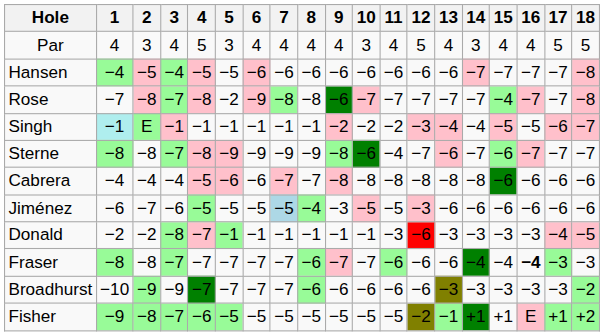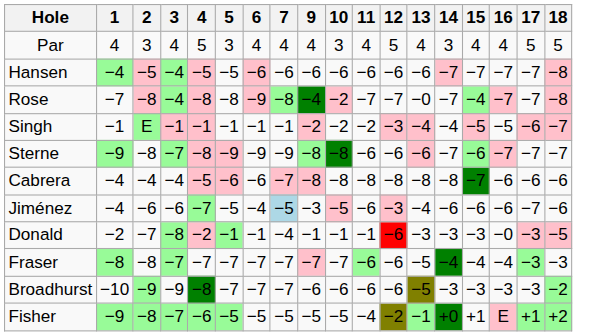- column: (311, 18)
(174, 99) −7 -> (174, 99) −4
(229, 99) −2 -> (229, 99) −8
(339, 99) −6 -> (311, 99) −4
(366, 99) −7 -> (339, 99) −2
(448, 99) −7 -> (421, 99) −0
(115, 126) paleturquoise background -> (115, 126) no background
(202, 126) no background -> (202, 126) pink background
(115, 153) −8 -> (115, 153) −9
(366, 153) −6 -> (339, 153) −8
(394, 153) −4 -> (366, 153) −6
(421, 153) −7 -> (394, 153) −6
(503, 180) −6 -> (476, 180) −7
(115, 208) −6 -> (115, 208) −4
(147, 208) −7 -> (147, 208) −6
(202, 208) −5 -> (202, 208) −7
(256, 208) −5 -> (256, 208) −4
(394, 208) −5 -> (366, 208) −6
(448, 208) −6 -> (421, 208) −4
(558, 208) −6 -> (531, 208) −7
(147, 235) −2 -> (147, 235) −7
(202, 235) −7 -> (202, 235) −2
(284, 235) −1 -> (284, 235) −4
(394, 235) −3 -> (366, 235) −1
(531, 235) −3 -> (503, 235) −0
(558, 235) −4 -> (531, 235) −3
(448, 262) −6 -> (421, 262) −5
(531, 262) bold -> (503, 262) normal
(202, 289) −7 -> (202, 289) −8
(448, 289) −3 -> (421, 289) −5
(394, 316) −5 -> (366, 316) −4
(476, 316) +1 -> (448, 316) +0
